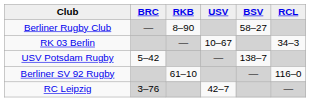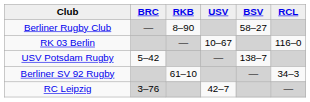(288, 43) 34–3 -> (288, 43) 116–0
(288, 74) 116–0 -> (288, 74) 34–3
